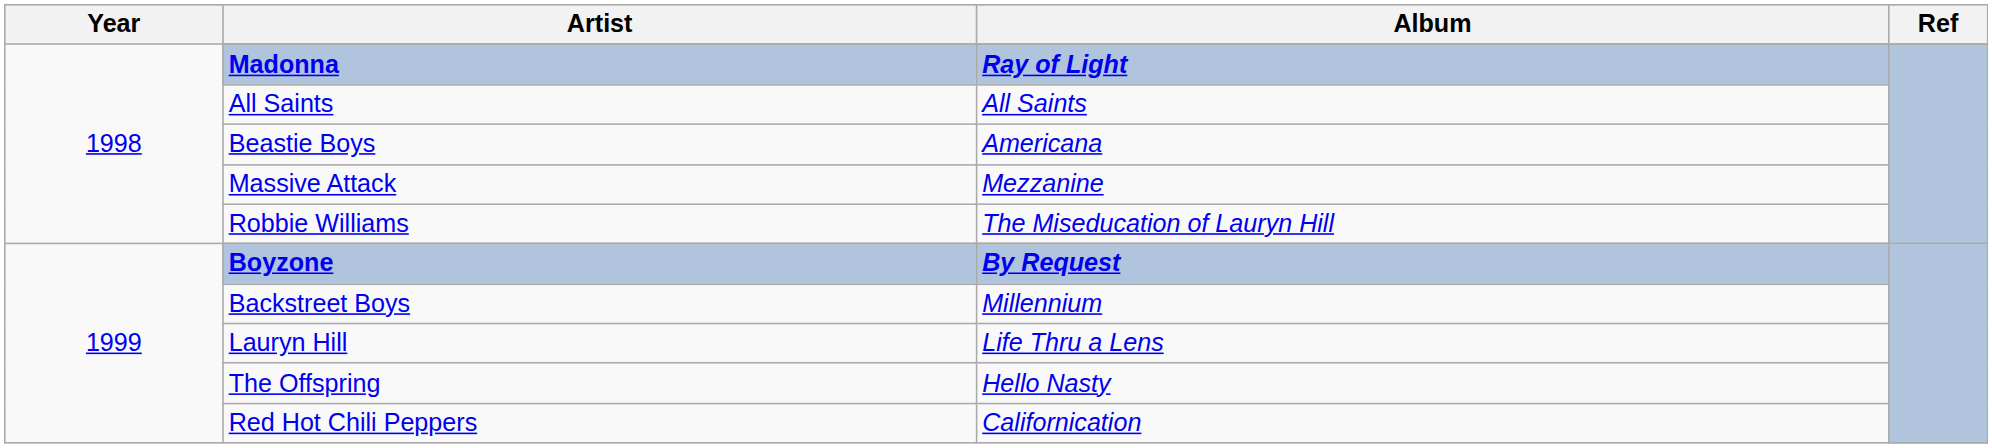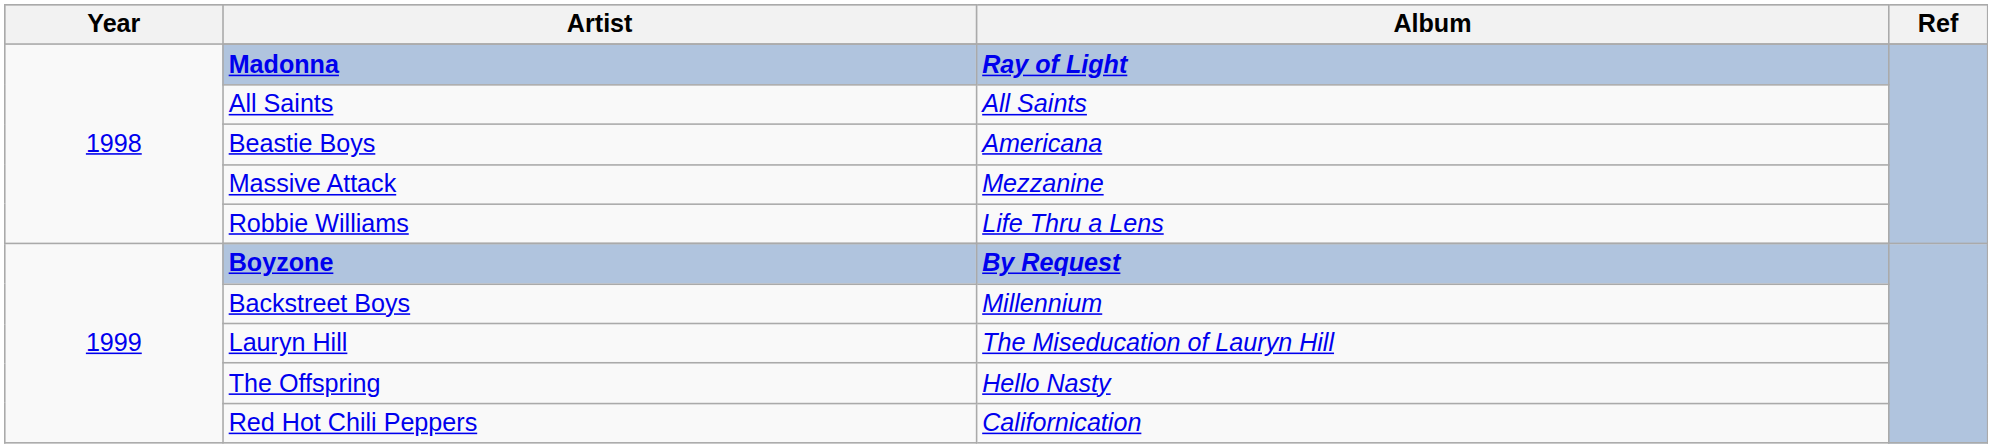(1158, 223) The Miseducation of Lauryn Hill -> (1073, 223) Life Thru a Lens
(1073, 343) Life Thru a Lens -> (1158, 343) The Miseducation of Lauryn Hill
